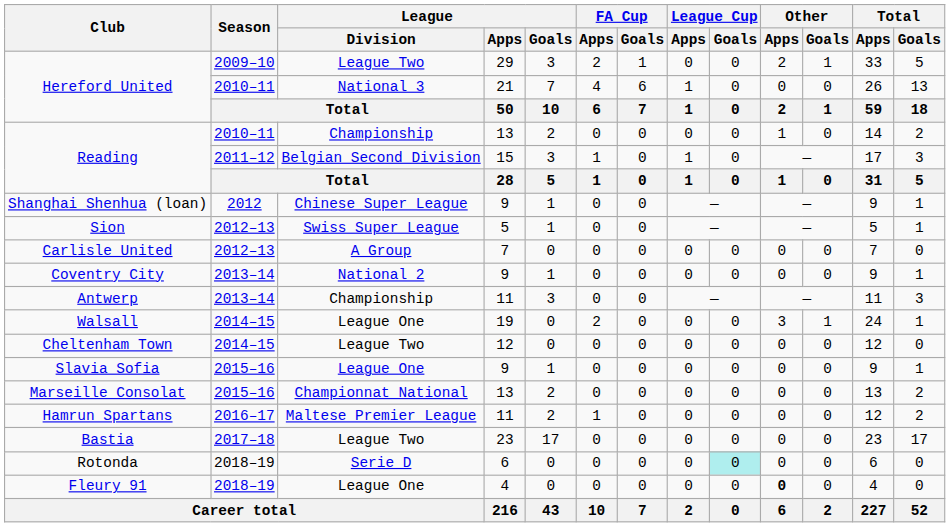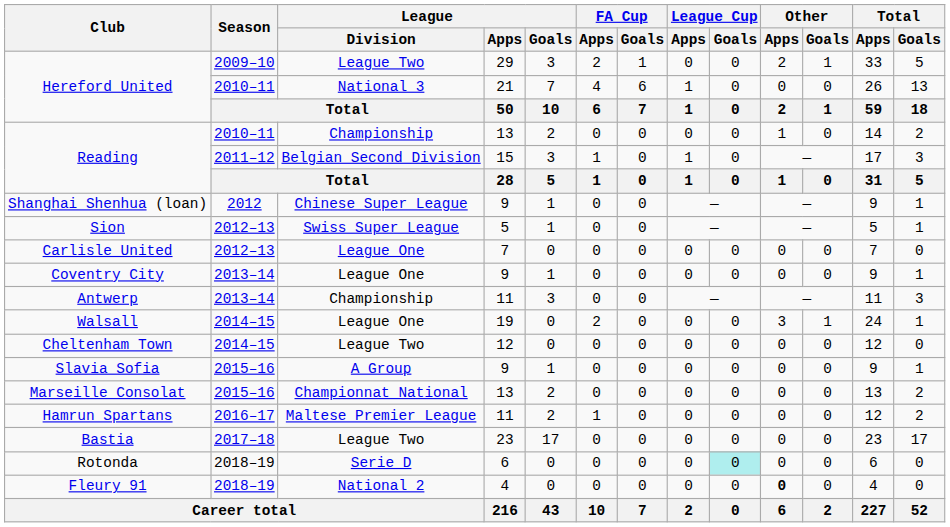(381, 251) A Group -> (381, 251) League One
(381, 275) National 2 -> (381, 275) League One
(381, 369) League One -> (381, 369) A Group
(381, 487) League One -> (381, 487) National 2
